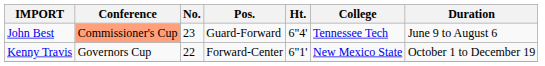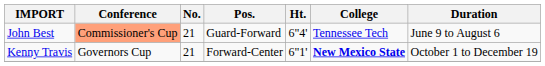(189, 33) 23 -> (189, 33) 21
(189, 52) 22 -> (189, 52) 21
(358, 52) normal -> (359, 52) bold
